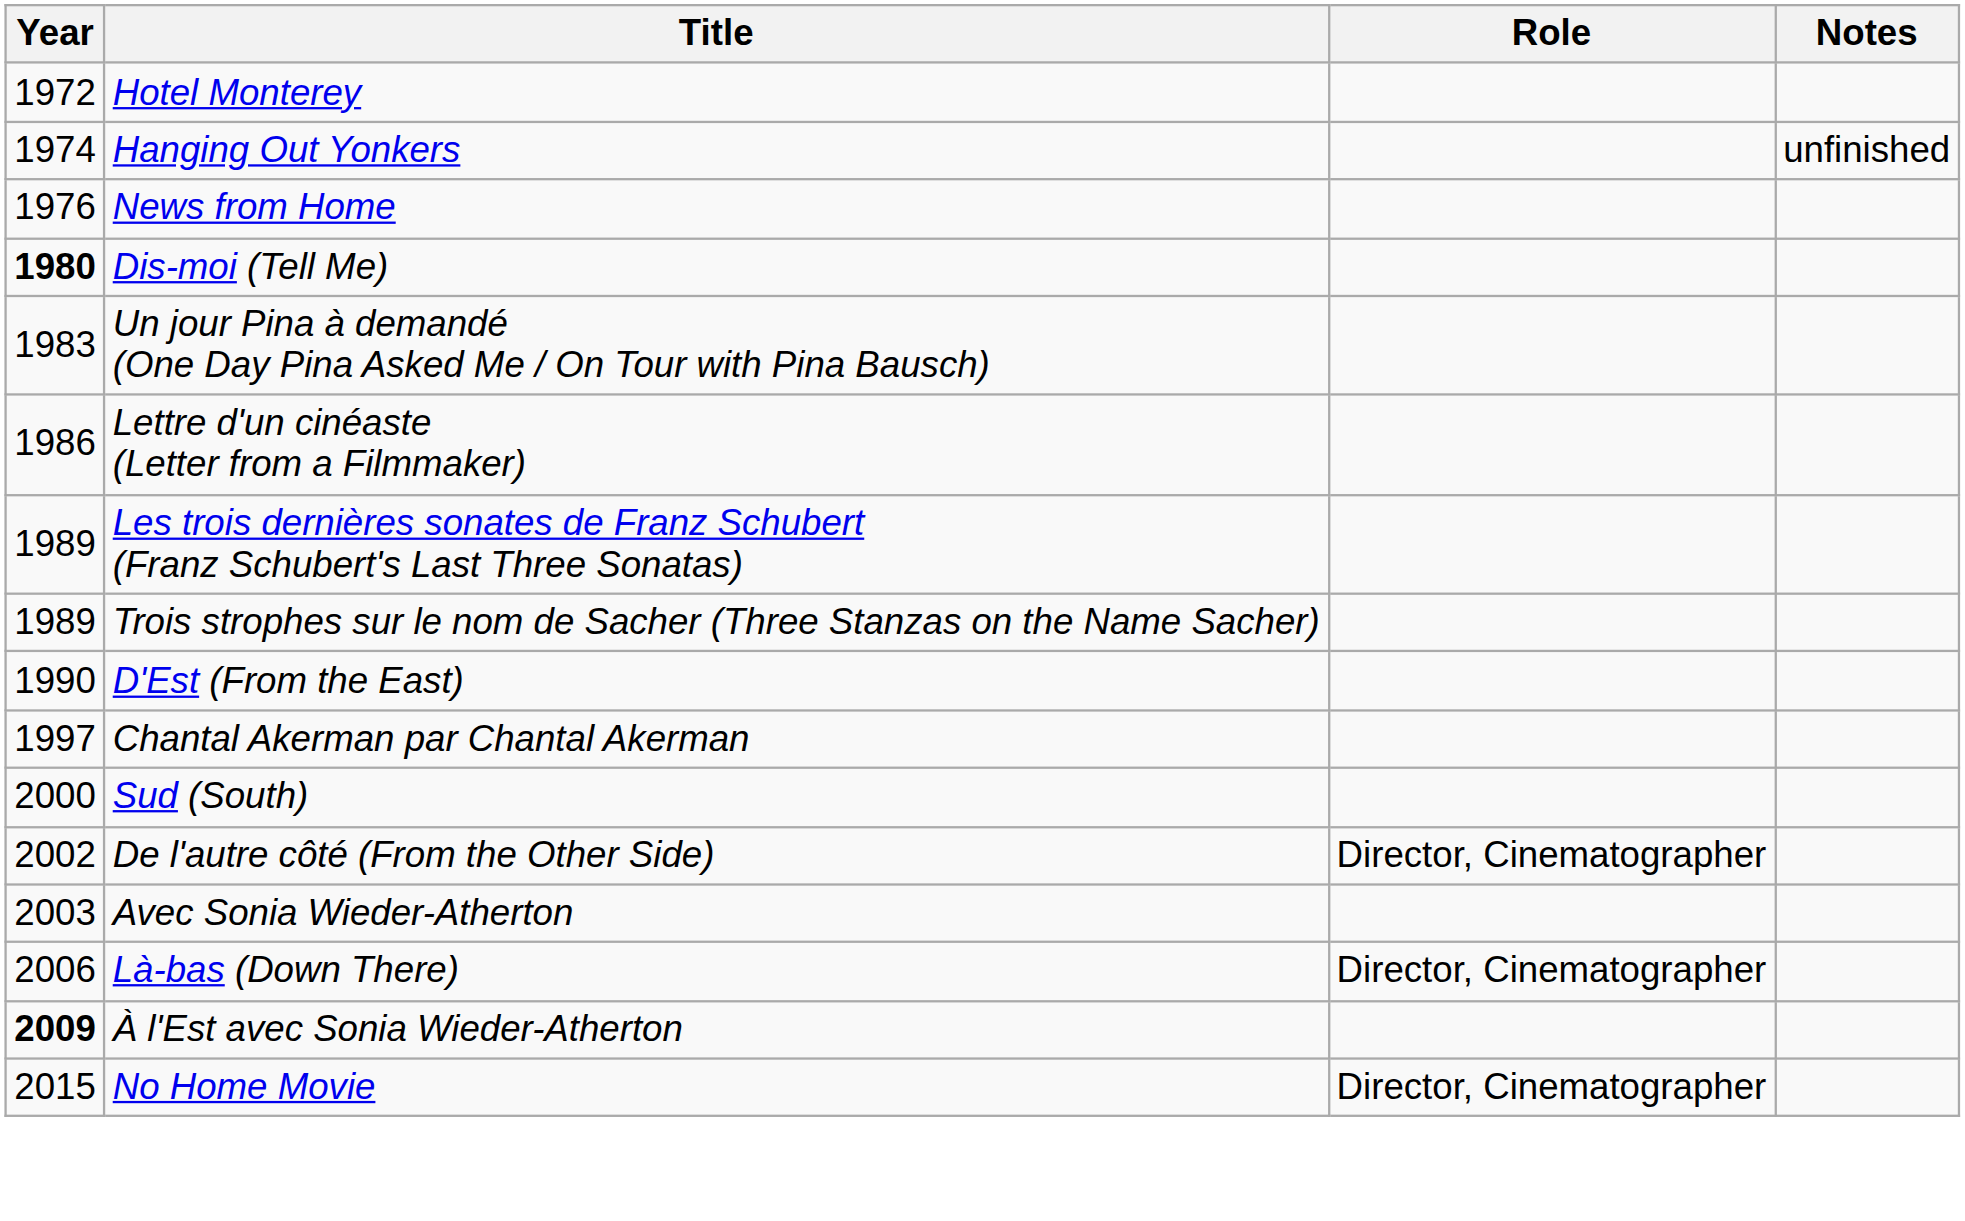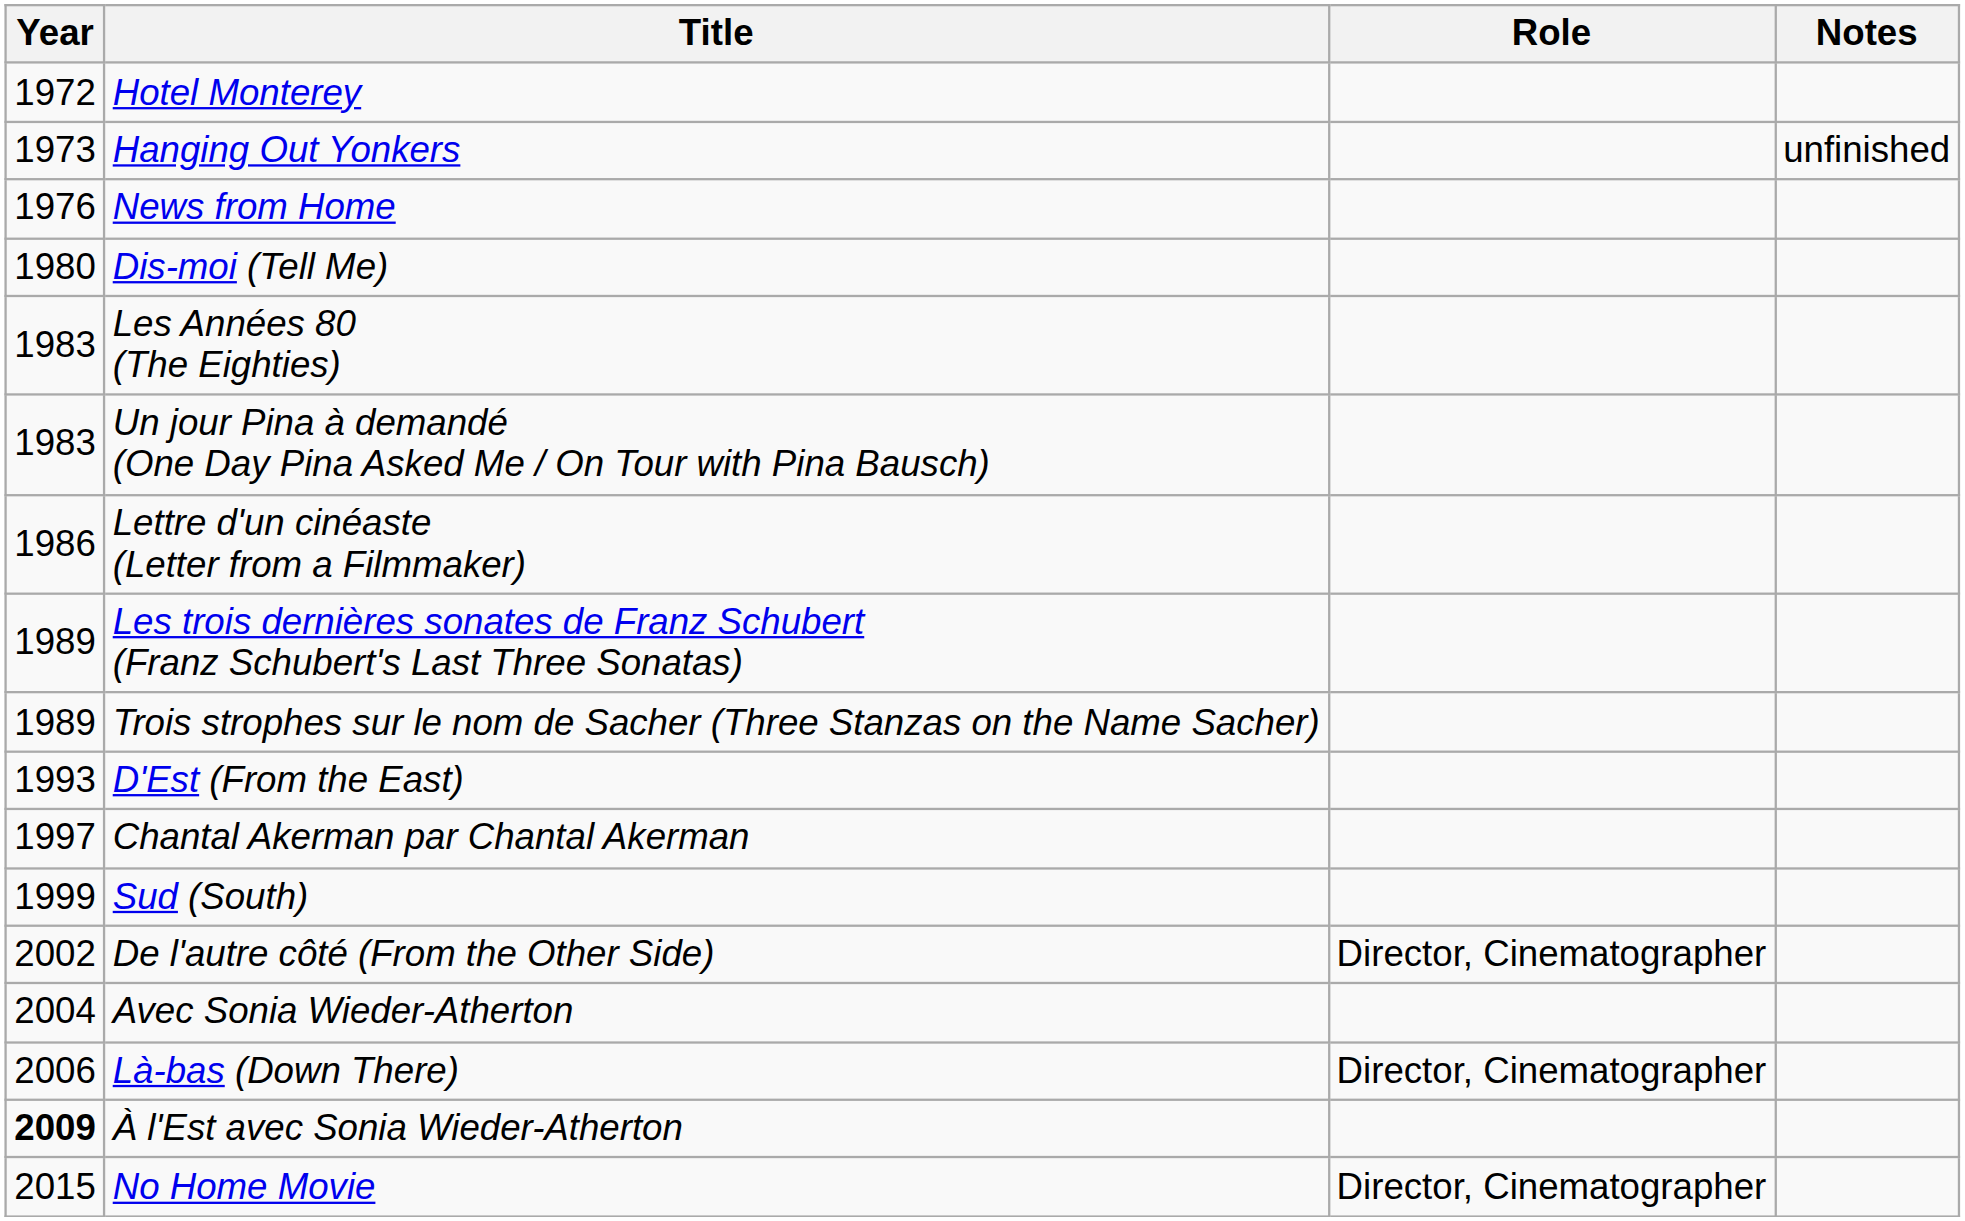(55, 149) 1974 -> (55, 149) 1973
(55, 265) bold -> (55, 265) normal
+ row: (234, 344)
(55, 680) 1990 -> (55, 779) 1993
(55, 796) 2000 -> (55, 895) 1999
(55, 912) 2003 -> (55, 1011) 2004
